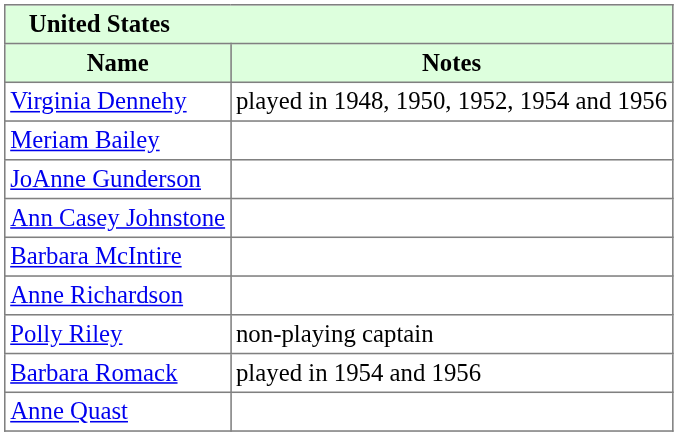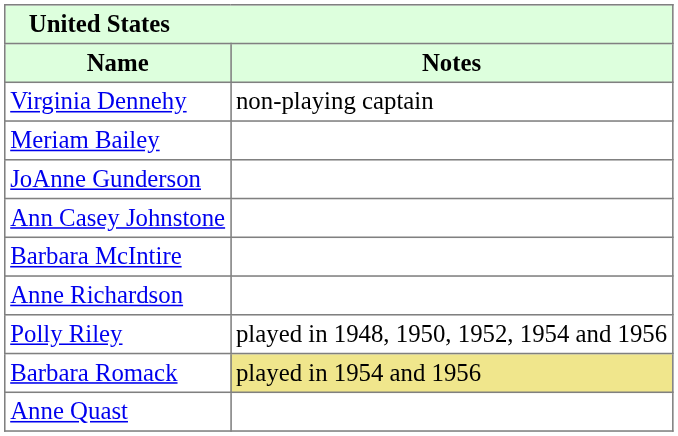(452, 101) played in 1948, 1950, 1952, 1954 and 1956 -> (335, 101) non-playing captain
(335, 333) non-playing captain -> (452, 333) played in 1948, 1950, 1952, 1954 and 1956
(359, 372) no background -> (359, 372) khaki background
